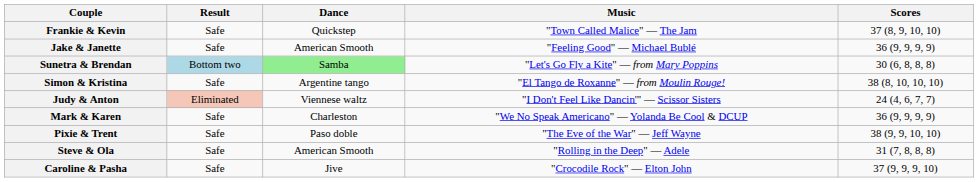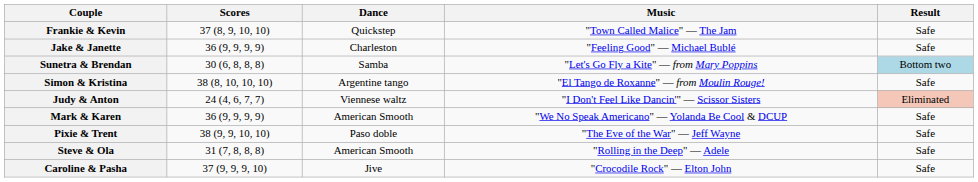columns swapped: (905, 13) <-> (215, 13)
(334, 47) American Smooth -> (373, 47) Charleston
(334, 64) lightgreen background -> (373, 64) no background
(334, 116) Charleston -> (373, 116) American Smooth
